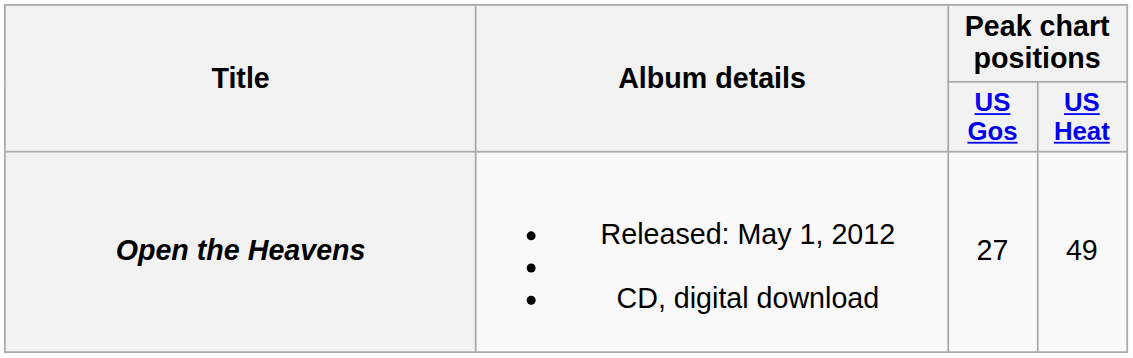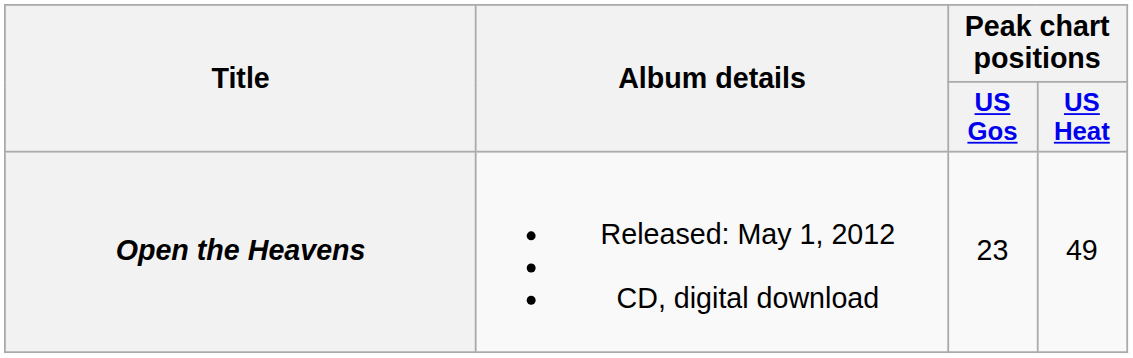(992, 251) 27 -> (992, 251) 23
